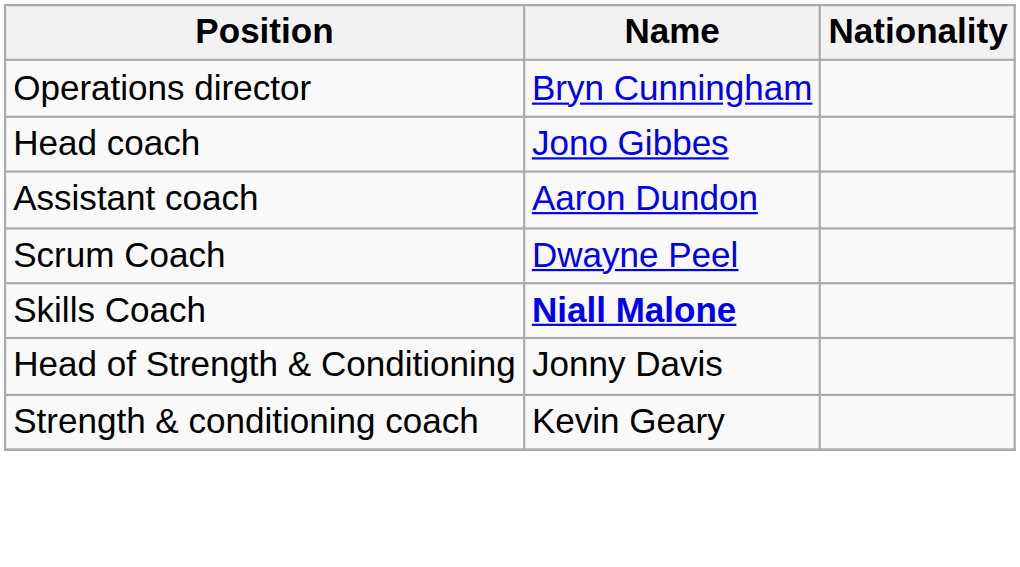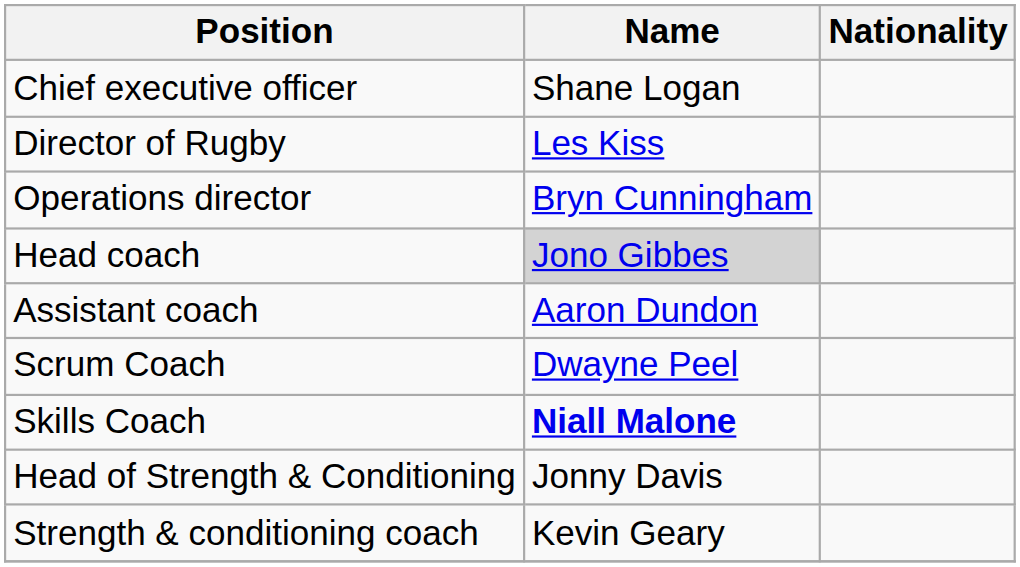+ row: (185, 87)
+ row: (149, 143)
(630, 143) no background -> (630, 254) lightgrey background
